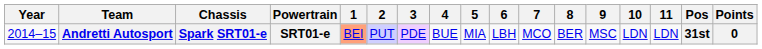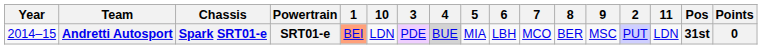columns swapped: (382, 14) <-> (635, 14)
(445, 34) no background -> (445, 34) lightgrey background
